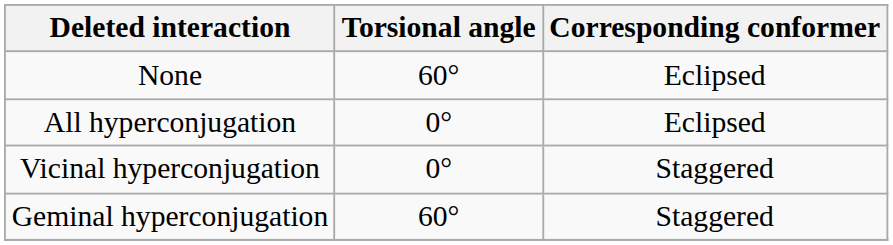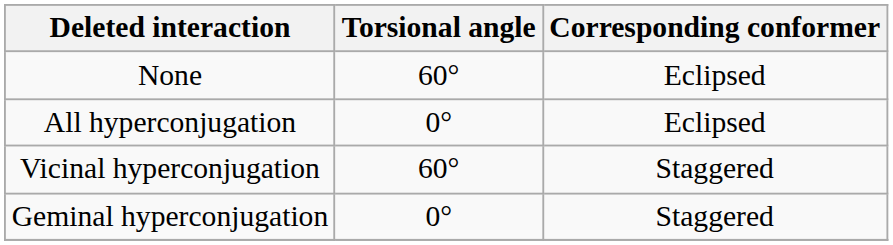(439, 168) 0° -> (439, 168) 60°
(439, 215) 60° -> (439, 215) 0°
